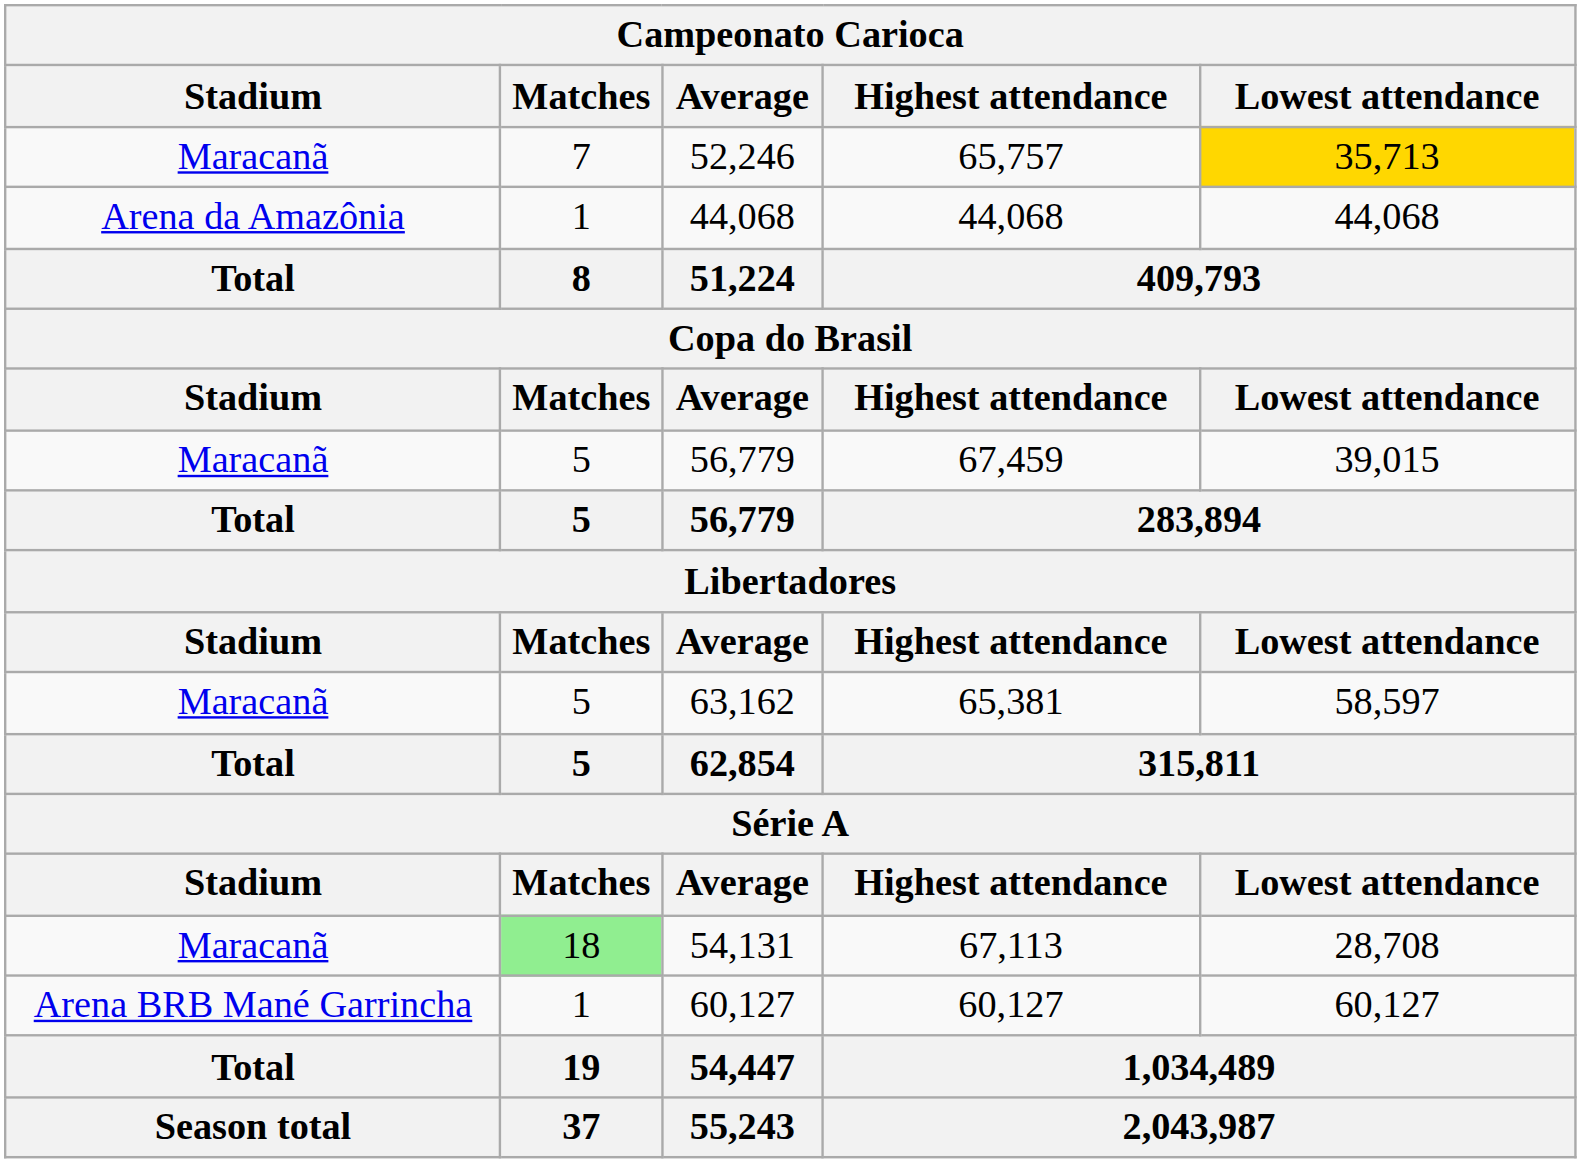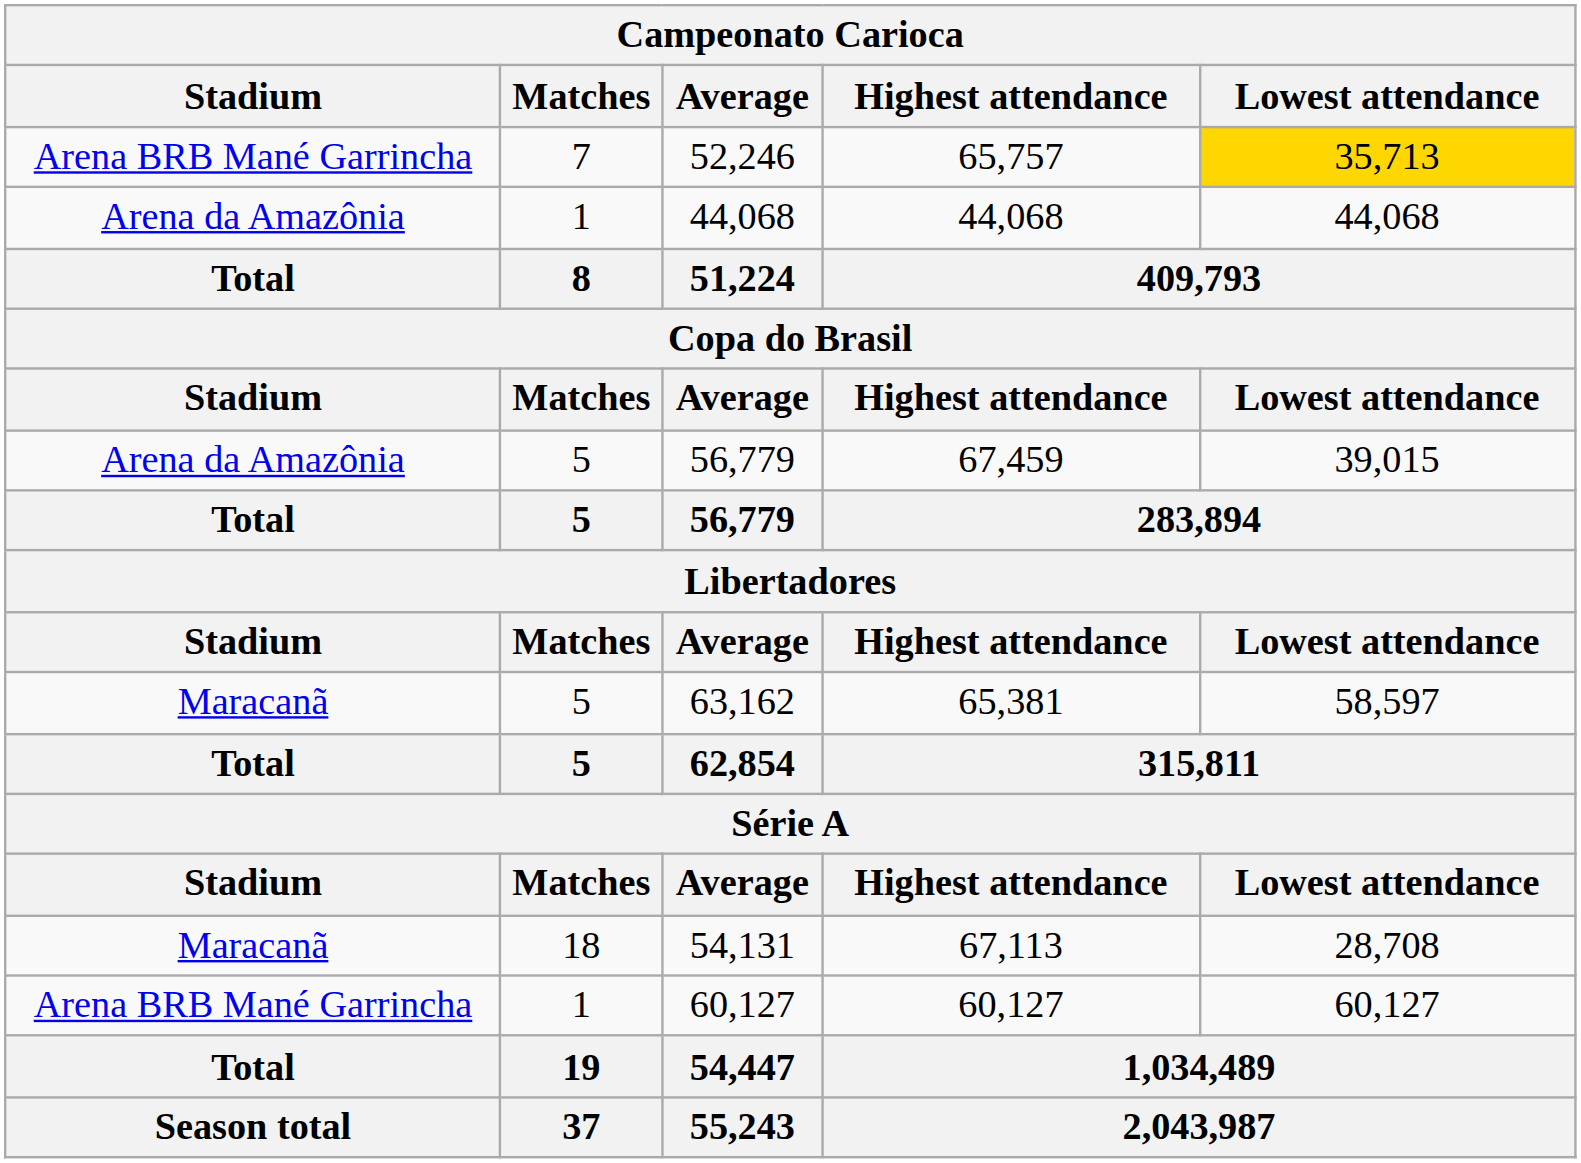(253, 156) Maracanã -> (253, 156) Arena BRB Mané Garrincha
(253, 459) Maracanã -> (253, 459) Arena da Amazônia
(581, 944) lightgreen background -> (581, 944) no background
